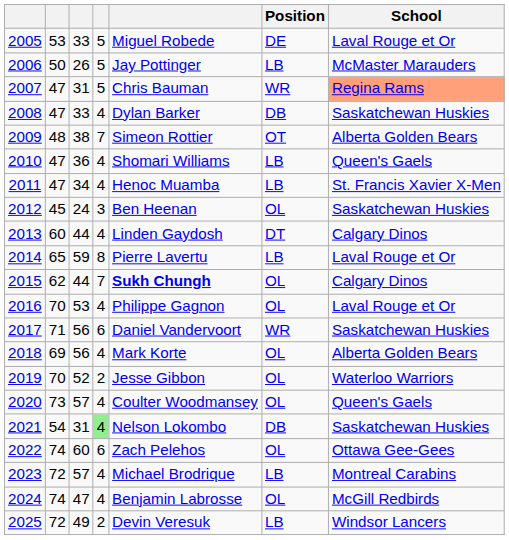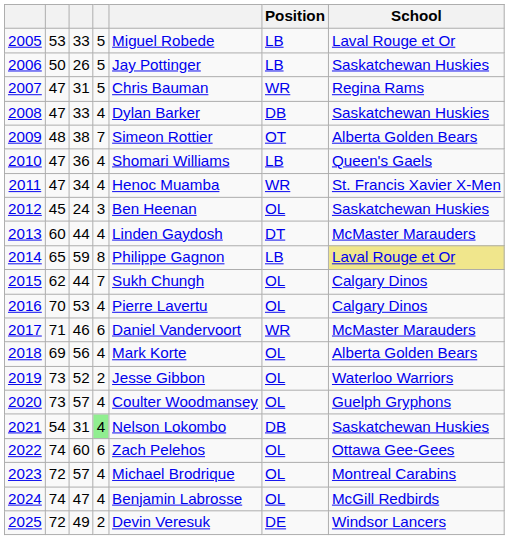(276, 40) DE -> (274, 40) LB
(404, 64) McMaster Marauders -> (411, 64) Saskatchewan Huskies
(378, 88) lightsalmon background -> (378, 88) no background
(274, 185) LB -> (278, 185) WR
(380, 233) Calgary Dinos -> (404, 233) McMaster Marauders
(160, 257) Pierre Lavertu -> (168, 257) Philippe Gagnon
(394, 257) no background -> (394, 257) khaki background
(161, 281) bold -> (158, 281) normal
(168, 305) Philippe Gagnon -> (160, 305) Pierre Lavertu
(394, 305) Laval Rouge et Or -> (380, 305) Calgary Dinos
(81, 329) 56 -> (81, 329) 46
(411, 329) Saskatchewan Huskies -> (404, 329) McMaster Marauders
(57, 378) 70 -> (57, 378) 73
(382, 402) Queen's Gaels -> (392, 402) Guelph Gryphons
(274, 474) LB -> (275, 474) OL
(274, 522) LB -> (276, 522) DE
